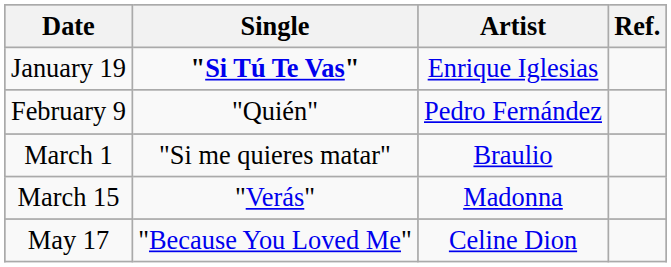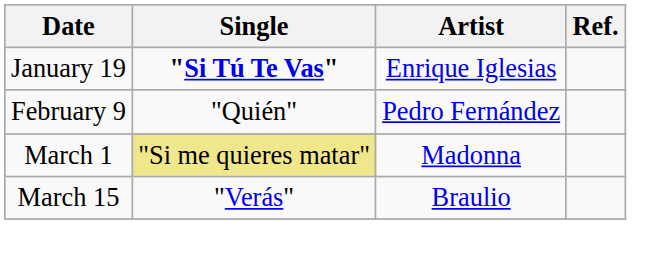(275, 153) no background -> (254, 153) khaki background
(513, 153) Braulio -> (471, 153) Madonna
(513, 196) Madonna -> (471, 196) Braulio
- row: (68, 239)
